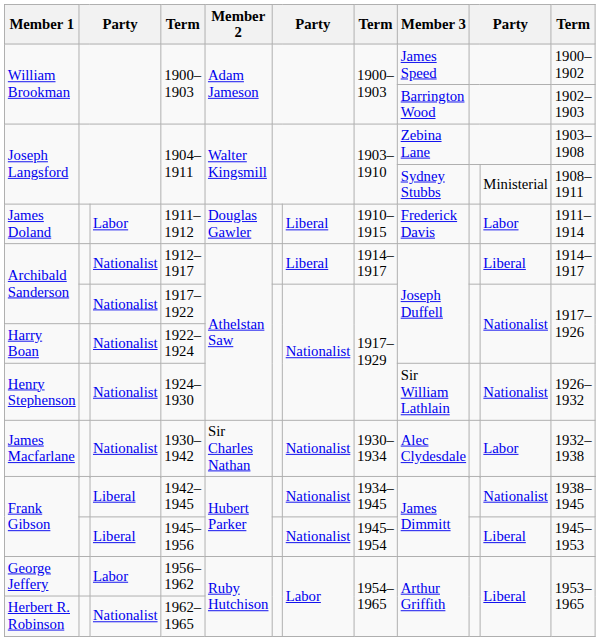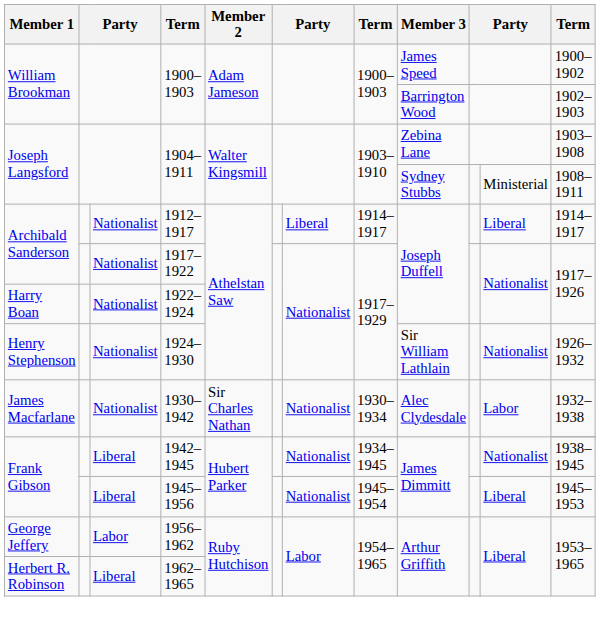- row: (30, 223)
(125, 616) Nationalist -> (114, 576) Liberal
